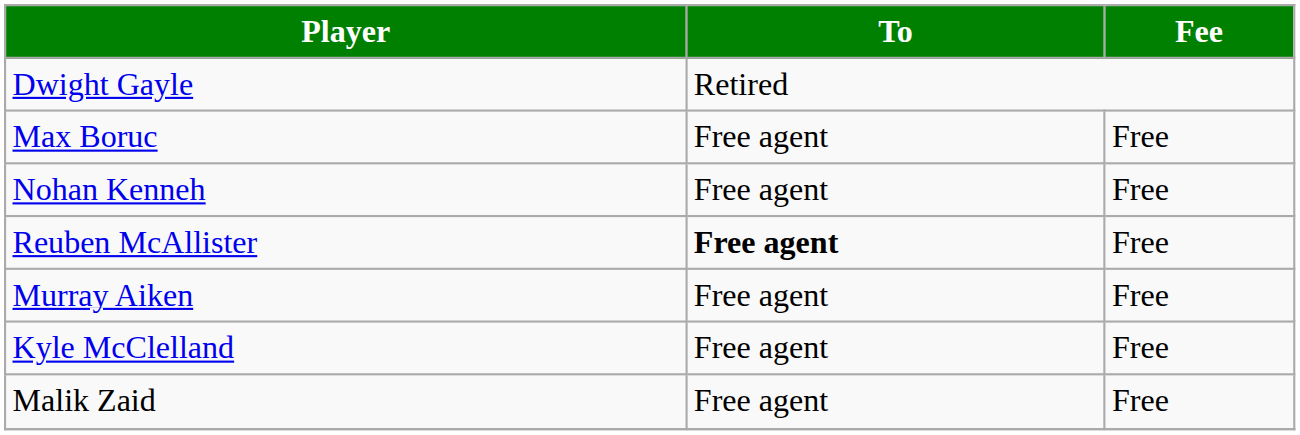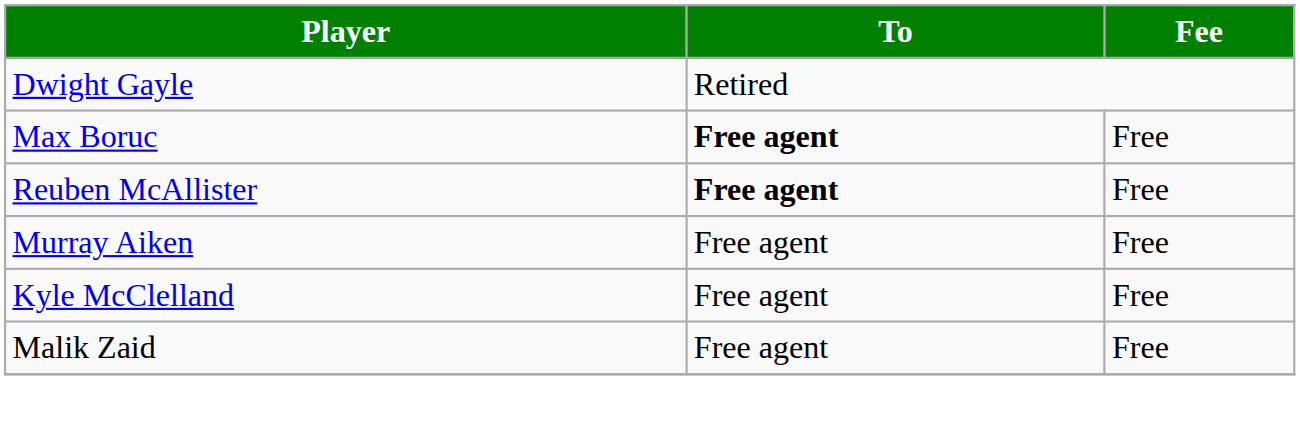(761, 136) normal -> (766, 136) bold
- row: (109, 189)
